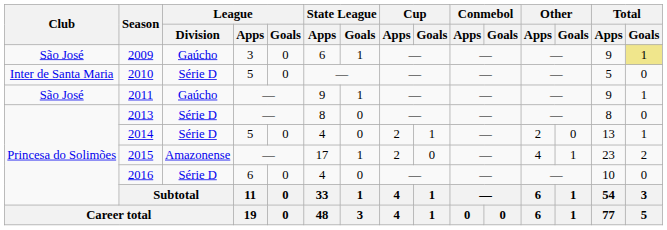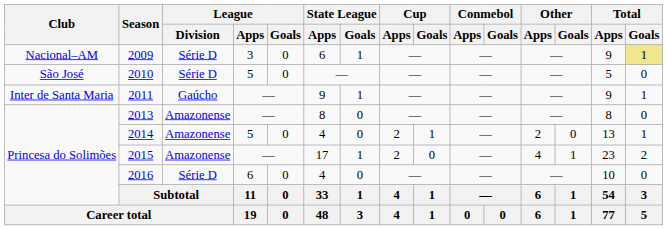(62, 54) São José -> (62, 54) Nacional–AM
(198, 54) Gaúcho -> (198, 54) Série D
(62, 74) Inter de Santa Maria -> (62, 74) São José
(62, 94) São José -> (62, 94) Inter de Santa Maria
(198, 114) Série D -> (198, 114) Amazonense
(198, 134) Série D -> (198, 134) Amazonense
